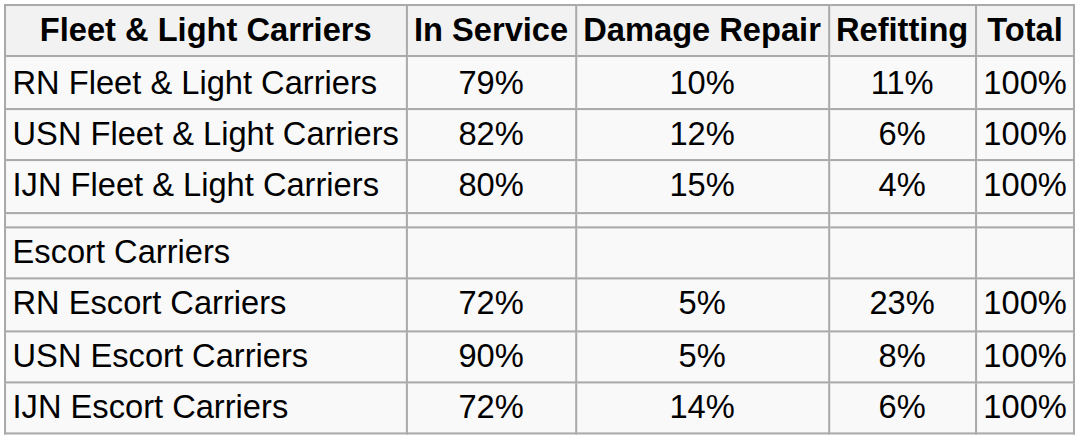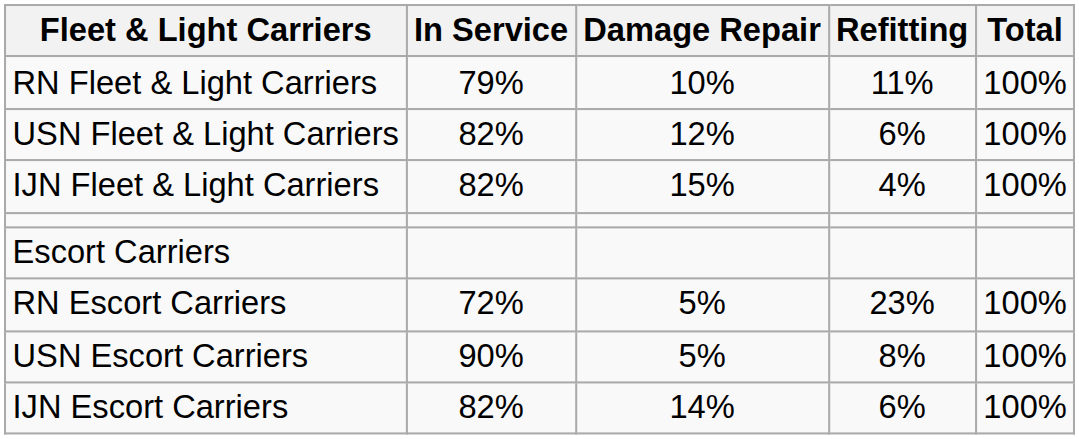(491, 185) 80% -> (491, 185) 82%
(491, 407) 72% -> (491, 407) 82%
